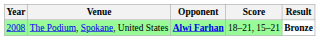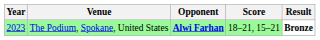(16, 27) 2008 -> (16, 27) 2023
